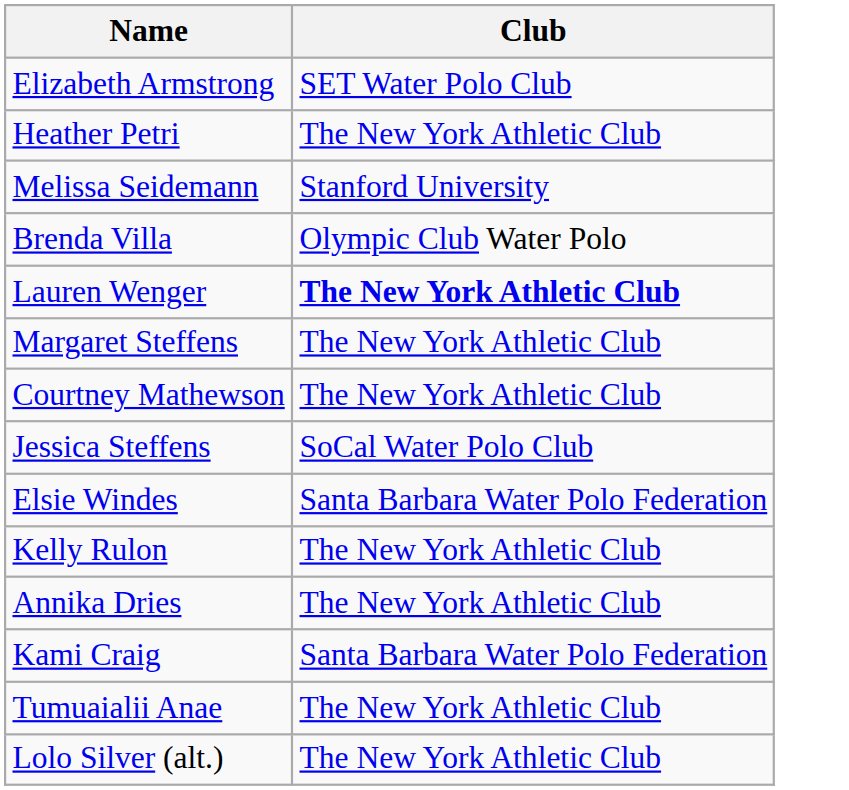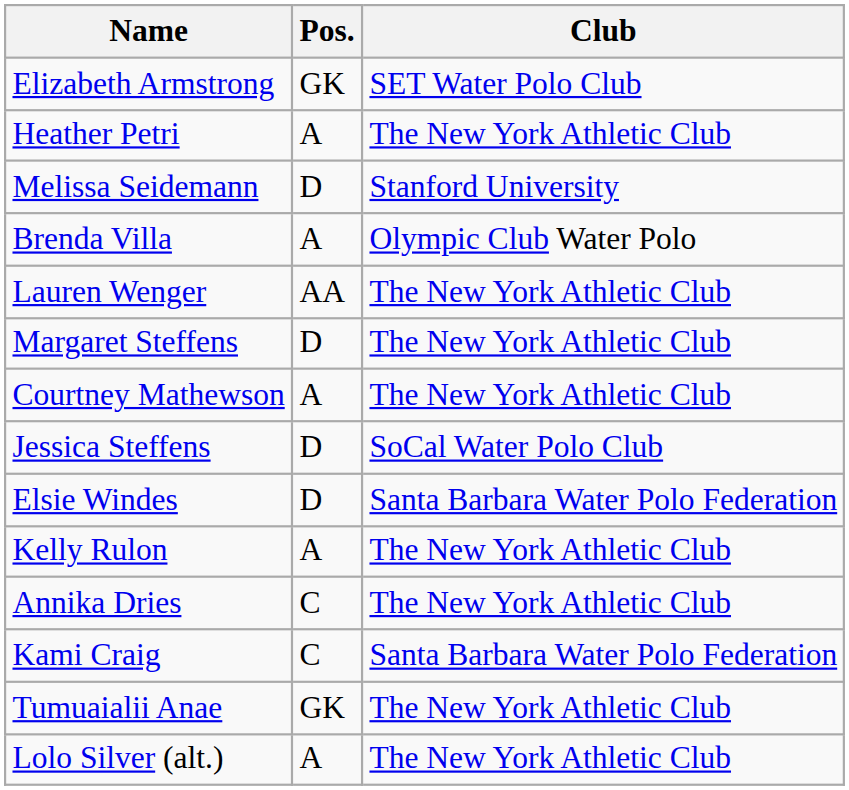+ column: (327, 30)
(490, 290) bold -> (550, 290) normal
